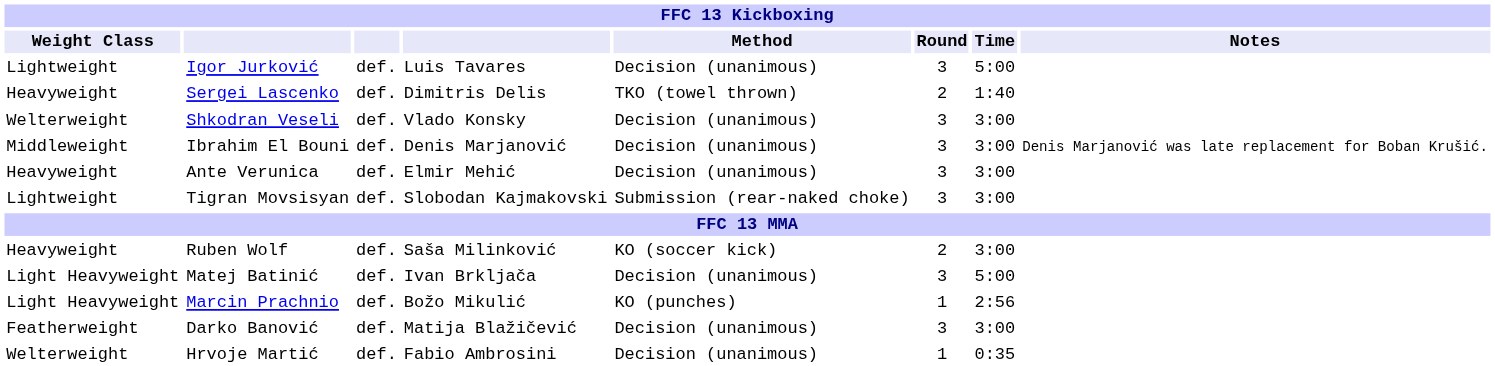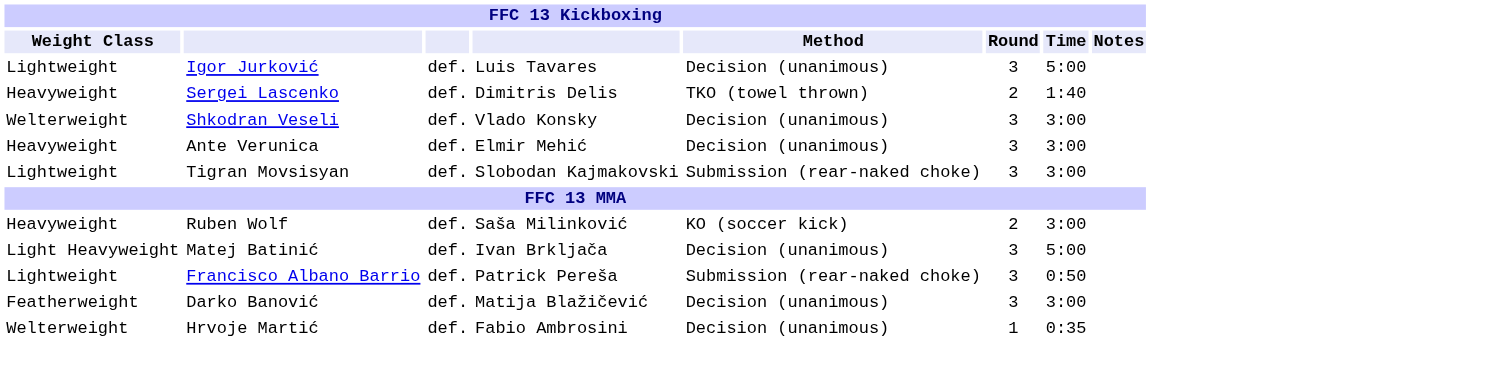- row: (268, 146)
+ row: (303, 277)
- row: (263, 303)
